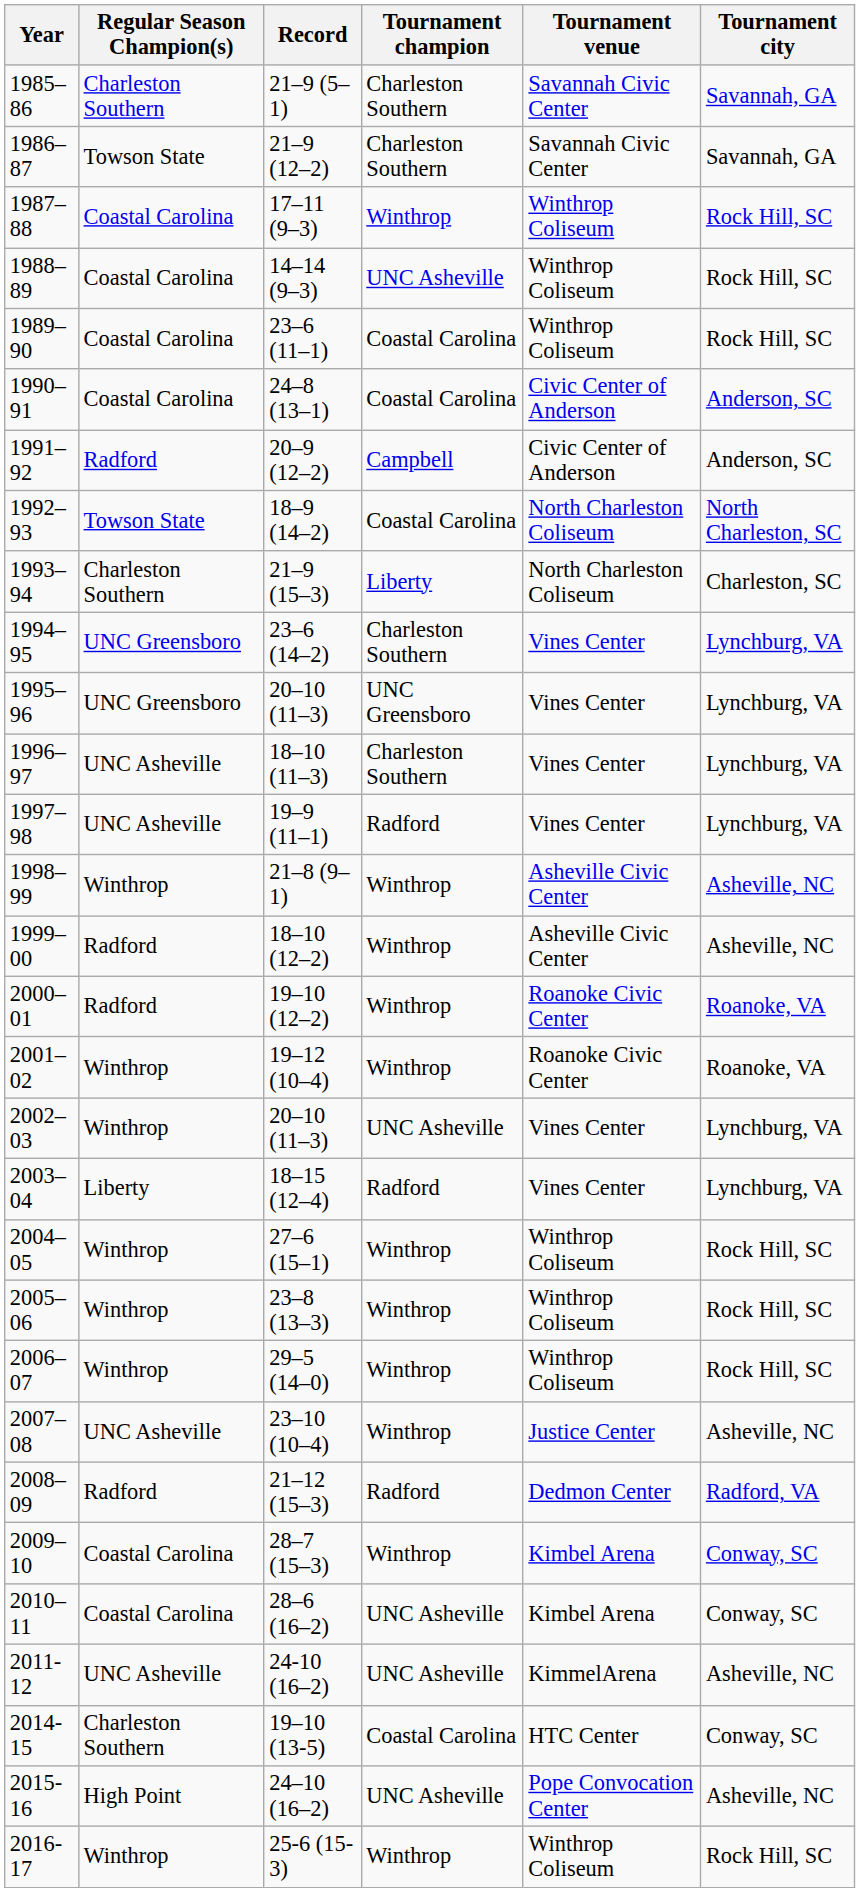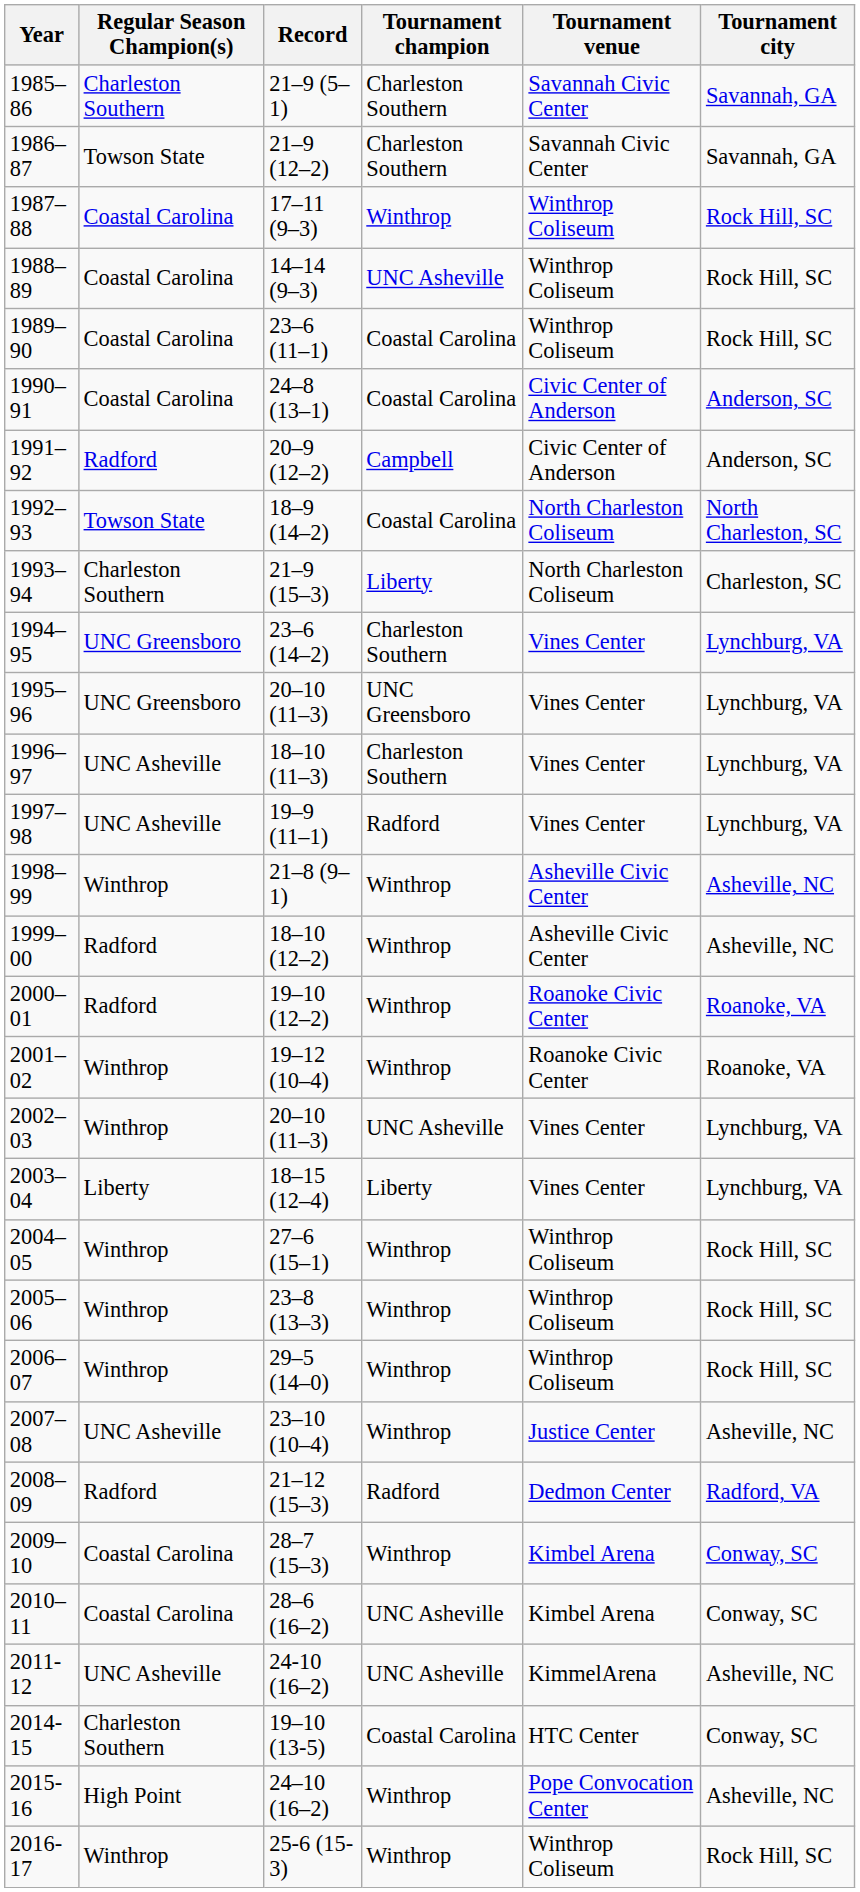(403, 1188) Radford -> (399, 1188) Liberty
(435, 1795) UNC Asheville -> (409, 1795) Winthrop
